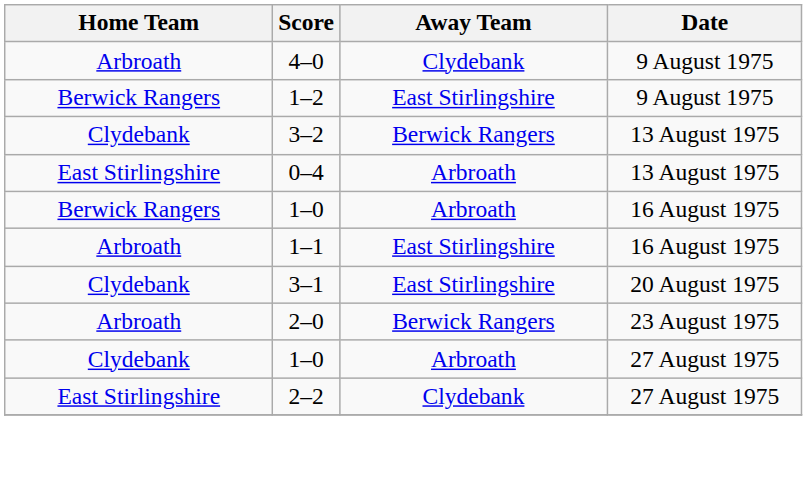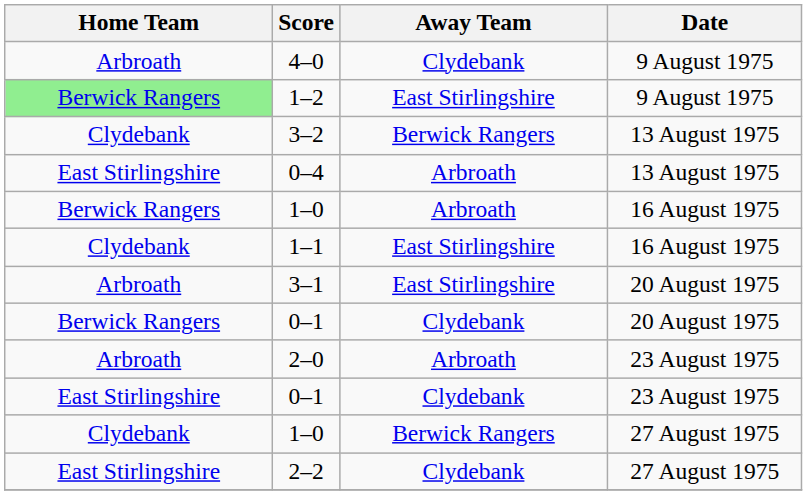(139, 97) no background -> (139, 97) lightgreen background
(139, 246) Arbroath -> (139, 246) Clydebank
(139, 284) Clydebank -> (139, 284) Arbroath
+ row: (306, 321)
(473, 321) Berwick Rangers -> (473, 358) Arbroath
+ row: (306, 396)
(473, 358) Arbroath -> (473, 433) Berwick Rangers
